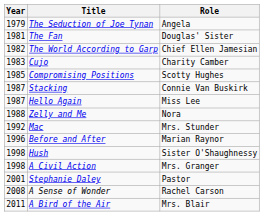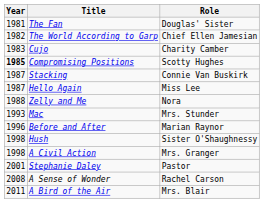- row: (91, 24)
(16, 75) normal -> (16, 62) bold
(16, 127) 1992 -> (16, 114) 1993
